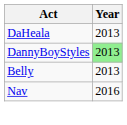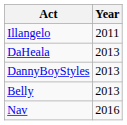+ row: (29, 33)
(107, 52) lightgreen background -> (107, 71) no background
